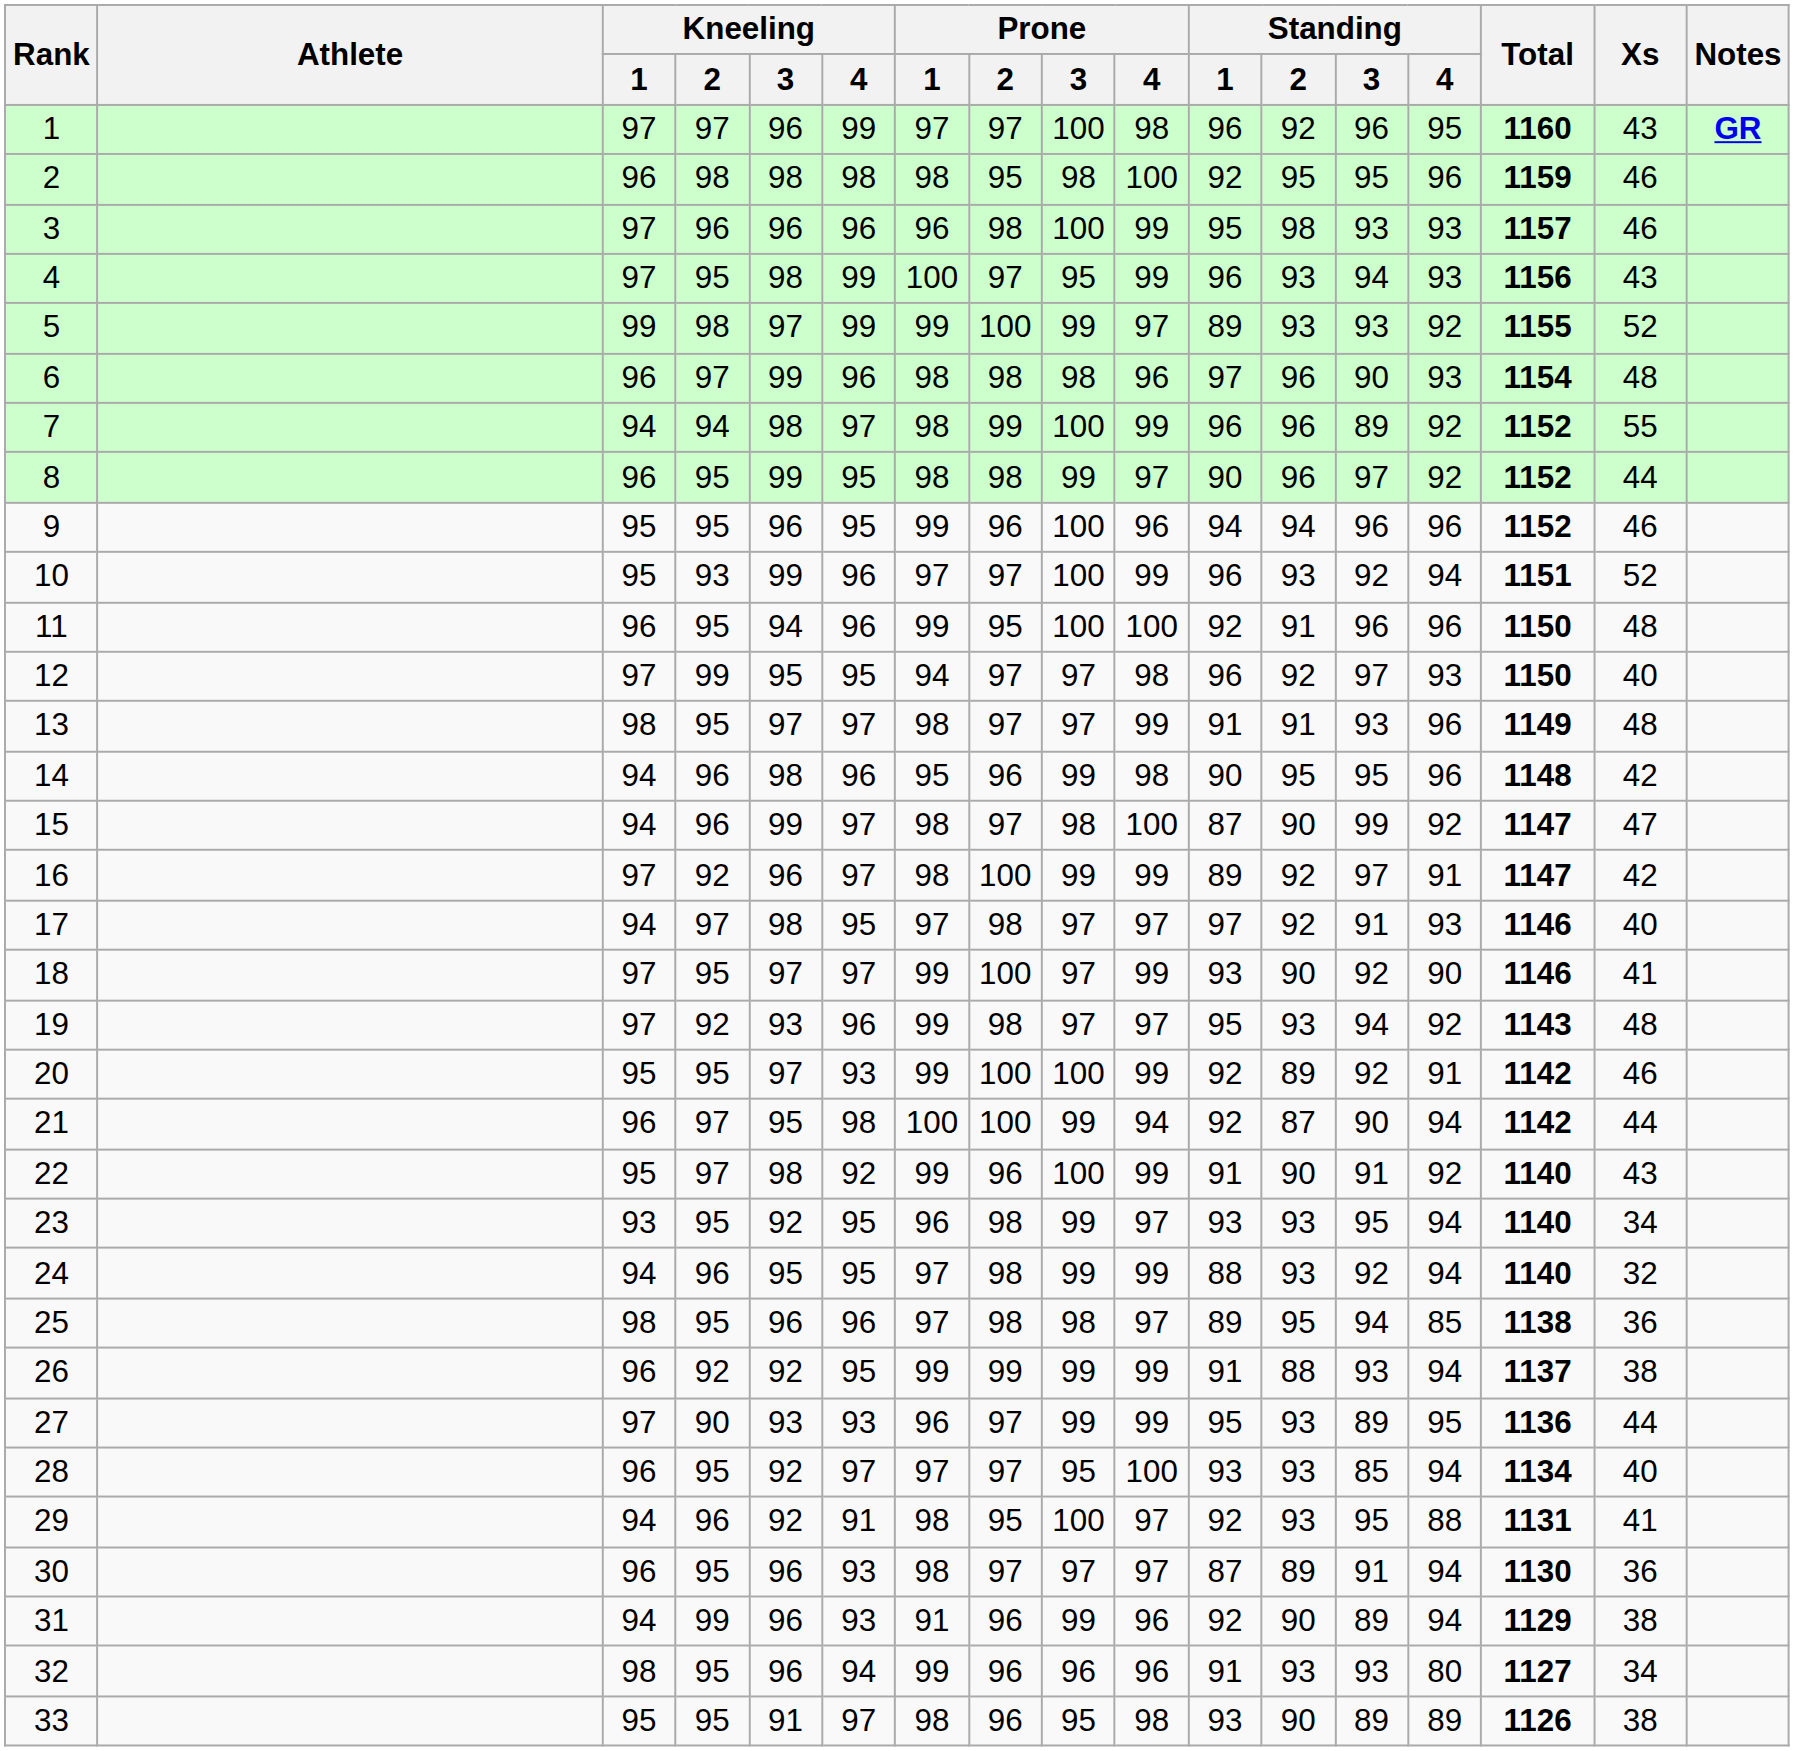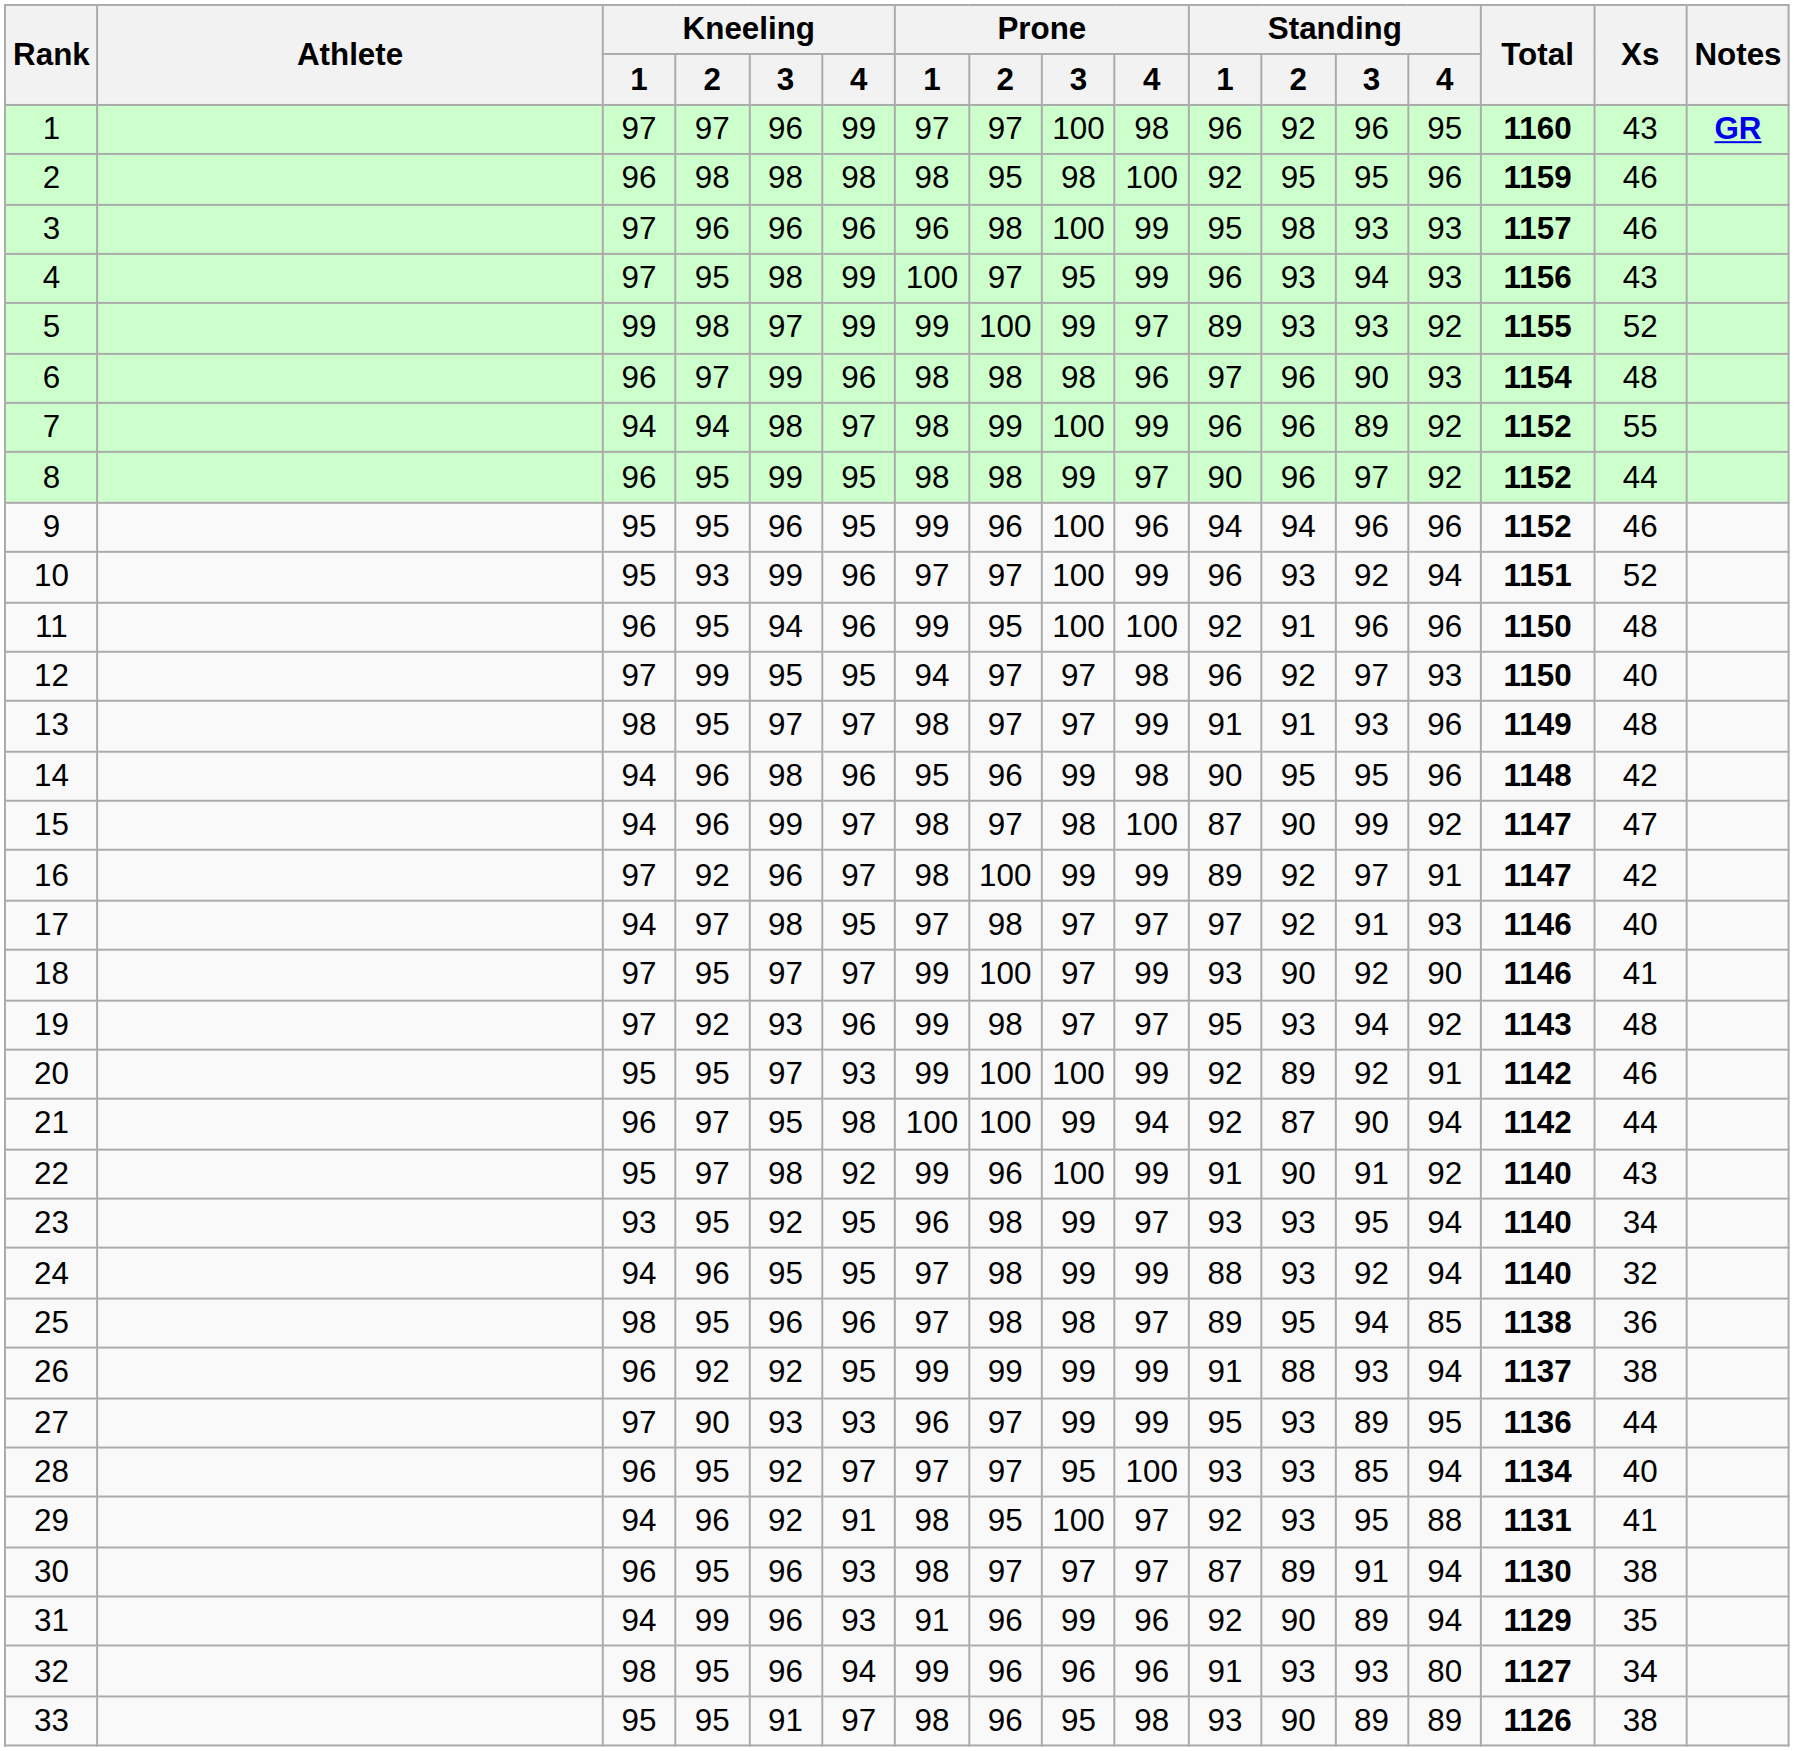(1640, 1571) 36 -> (1640, 1571) 38
(1640, 1620) 38 -> (1640, 1620) 35
